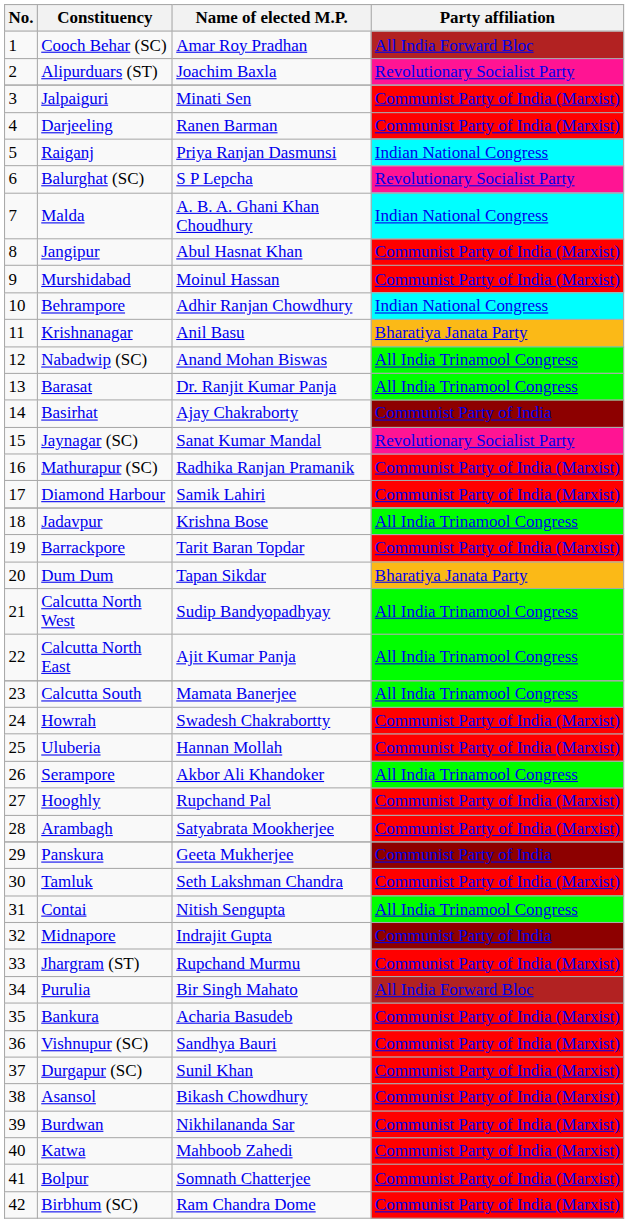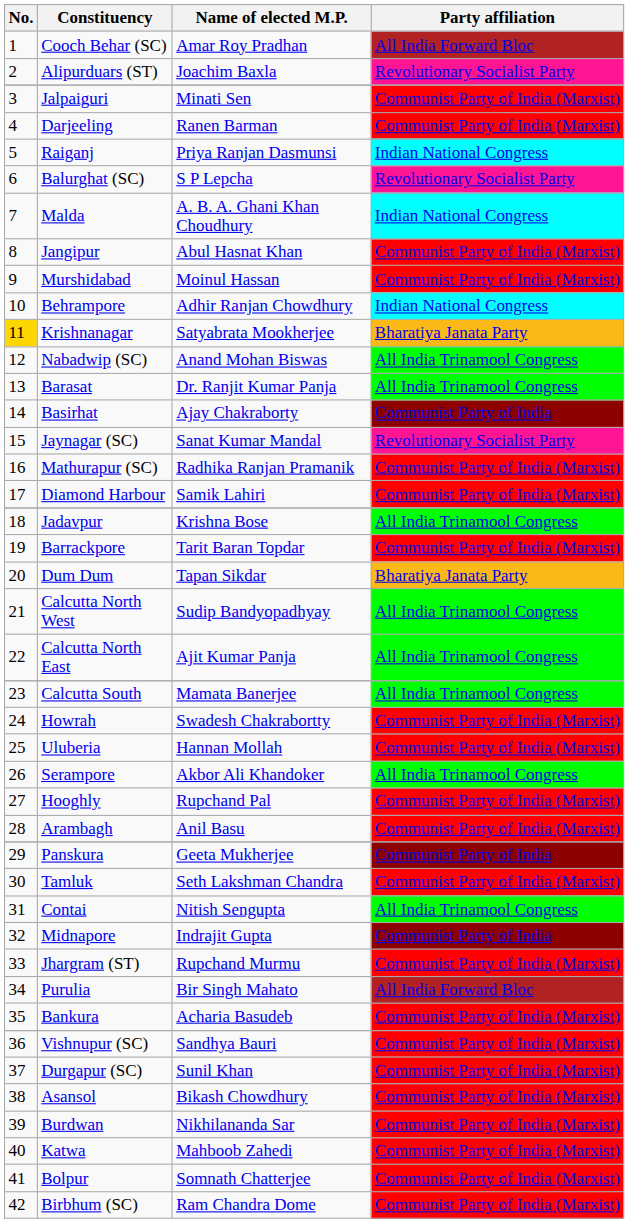(17, 332) no background -> (17, 332) gold background
(210, 332) Anil Basu -> (255, 332) Satyabrata Mookherjee
(255, 828) Satyabrata Mookherjee -> (210, 828) Anil Basu
